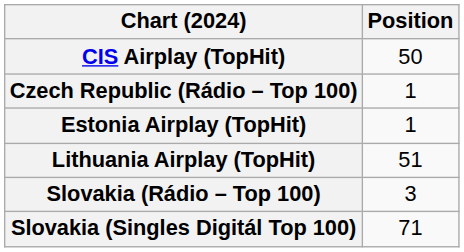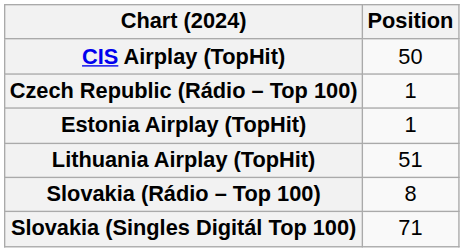(410, 194) 3 -> (410, 194) 8
